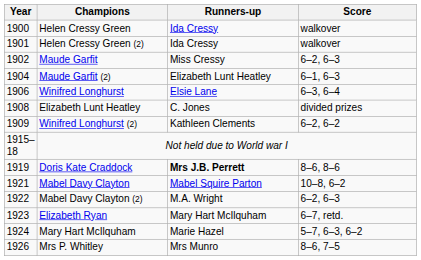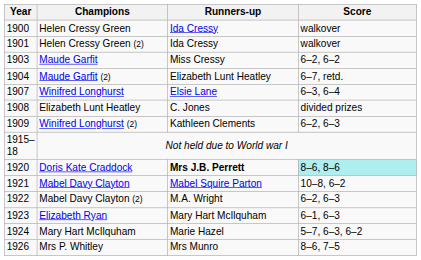(18, 60) 1902 -> (18, 60) 1903
(320, 60) 6–2, 6–3 -> (320, 60) 6–2, 6–2
(320, 76) 6–1, 6–3 -> (322, 76) 6–7, retd.
(18, 92) 1906 -> (18, 92) 1907
(320, 124) 6–2, 6–2 -> (320, 124) 6–2, 6–3
(18, 167) 1919 -> (18, 167) 1920
(320, 167) no background -> (320, 167) paleturquoise background
(322, 215) 6–7, retd. -> (320, 215) 6–1, 6–3
